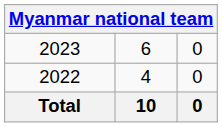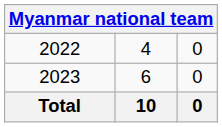rows swapped: (60, 77) <-> (60, 48)
